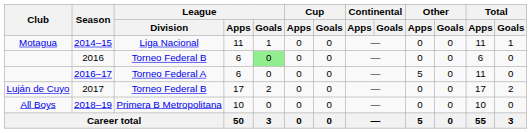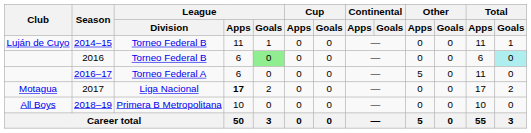(38, 43) Motagua -> (38, 43) Luján de Cuyo
(169, 43) Liga Nacional -> (169, 43) Torneo Federal B
(511, 58) no background -> (511, 58) paleturquoise background
(38, 89) Luján de Cuyo -> (38, 89) Motagua
(169, 89) Torneo Federal B -> (169, 89) Liga Nacional
(238, 89) normal -> (238, 89) bold
